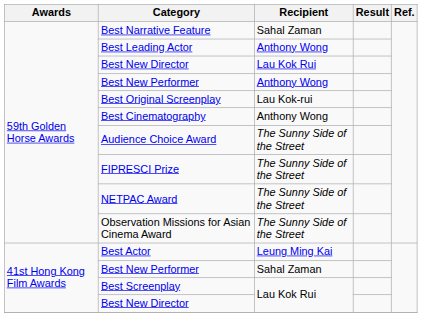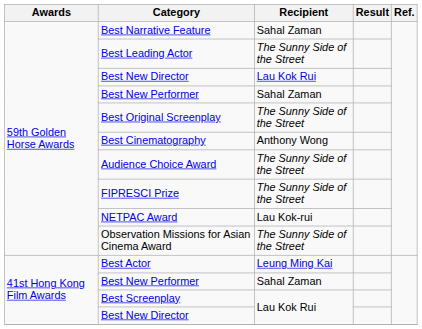(292, 47) Anthony Wong -> (302, 53) The Sunny Side of the Street
(292, 82) Anthony Wong -> (289, 94) Sahal Zaman
(285, 99) Lau Kok-rui -> (302, 117) The Sunny Side of the Street
(302, 199) The Sunny Side of the Street -> (285, 217) Lau Kok-rui
